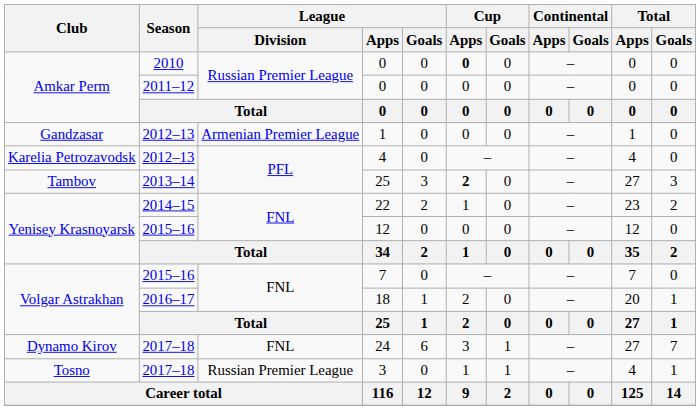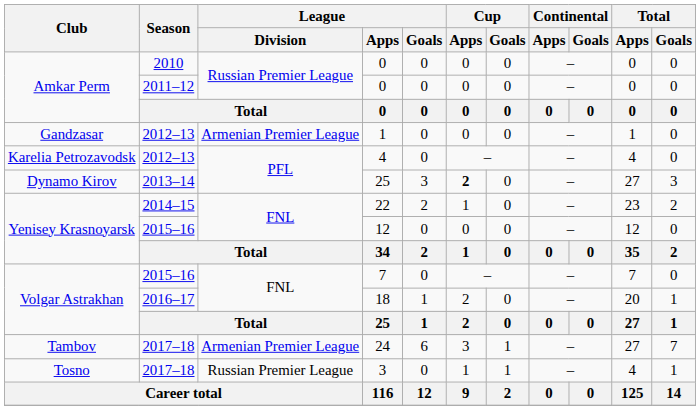(466, 63) bold -> (466, 63) normal
(72, 181) Tambov -> (72, 181) Dynamo Kirov
(72, 346) Dynamo Kirov -> (72, 346) Tambov
(280, 346) FNL -> (280, 346) Armenian Premier League
